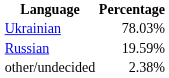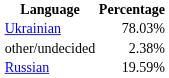rows swapped: (27, 48) <-> (50, 67)
